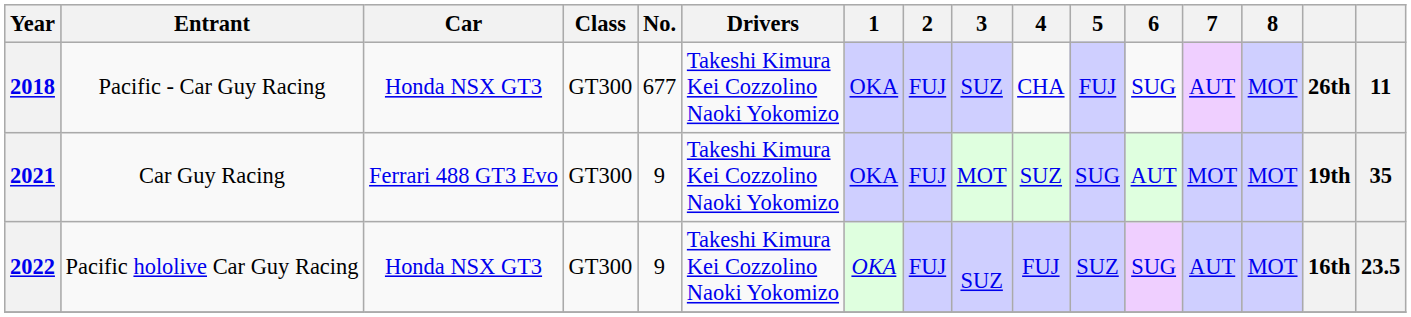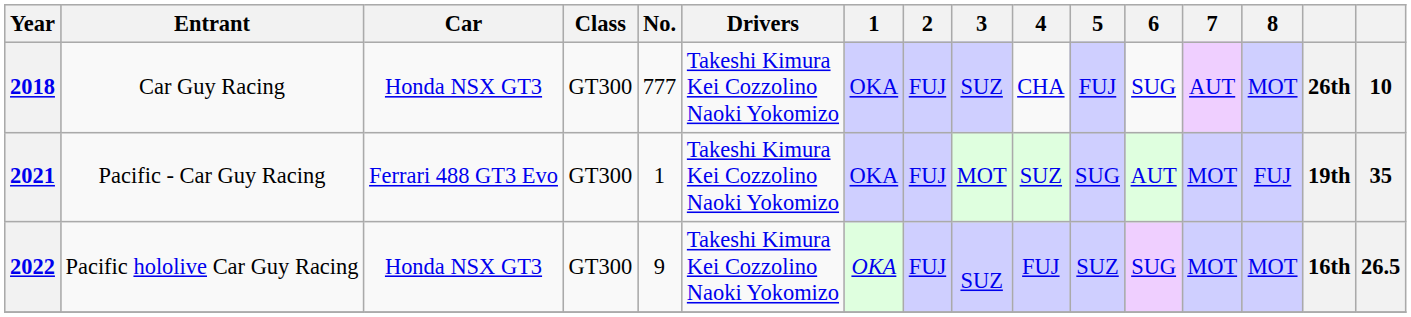(212, 86) Pacific - Car Guy Racing -> (212, 86) Car Guy Racing
(659, 86) 677 -> (659, 86) 777
(1381, 86) 11 -> (1381, 86) 10
(212, 177) Car Guy Racing -> (212, 177) Pacific - Car Guy Racing
(659, 177) 9 -> (659, 177) 1
(1273, 177) MOT -> (1273, 177) FUJ
(1212, 267) AUT -> (1212, 267) MOT
(1381, 267) 23.5 -> (1381, 267) 26.5
